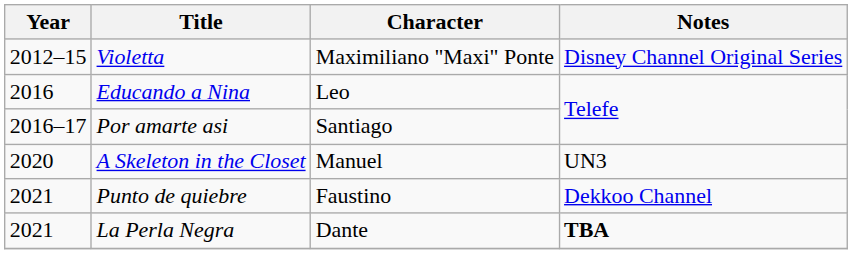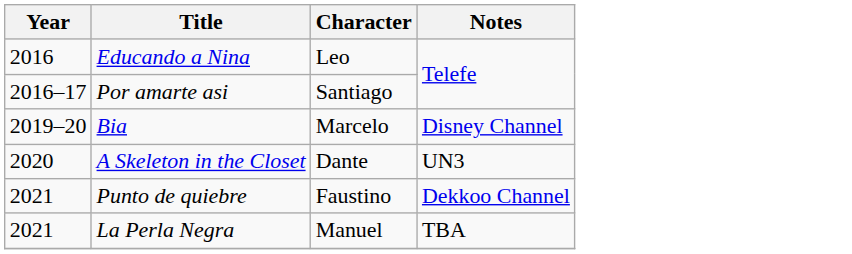- row: (130, 56)
+ row: (112, 126)
(349, 160) Manuel -> (342, 160) Dante
(342, 230) Dante -> (349, 230) Manuel
(587, 230) bold -> (444, 230) normal
